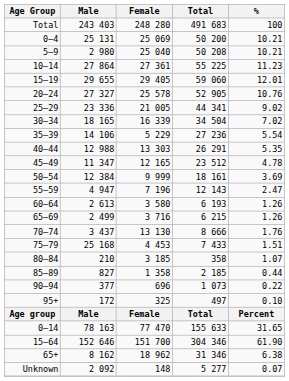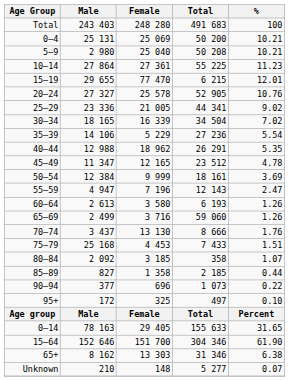(155, 80) 29 405 -> (155, 80) 77 470
(211, 80) 59 060 -> (214, 80) 6 215
(155, 149) 13 303 -> (155, 149) 18 962
(214, 218) 6 215 -> (211, 218) 59 060
(107, 259) 210 -> (102, 259) 2 092
(155, 328) 77 470 -> (155, 328) 29 405
(155, 356) 18 962 -> (155, 356) 13 303
(102, 369) 2 092 -> (107, 369) 210
